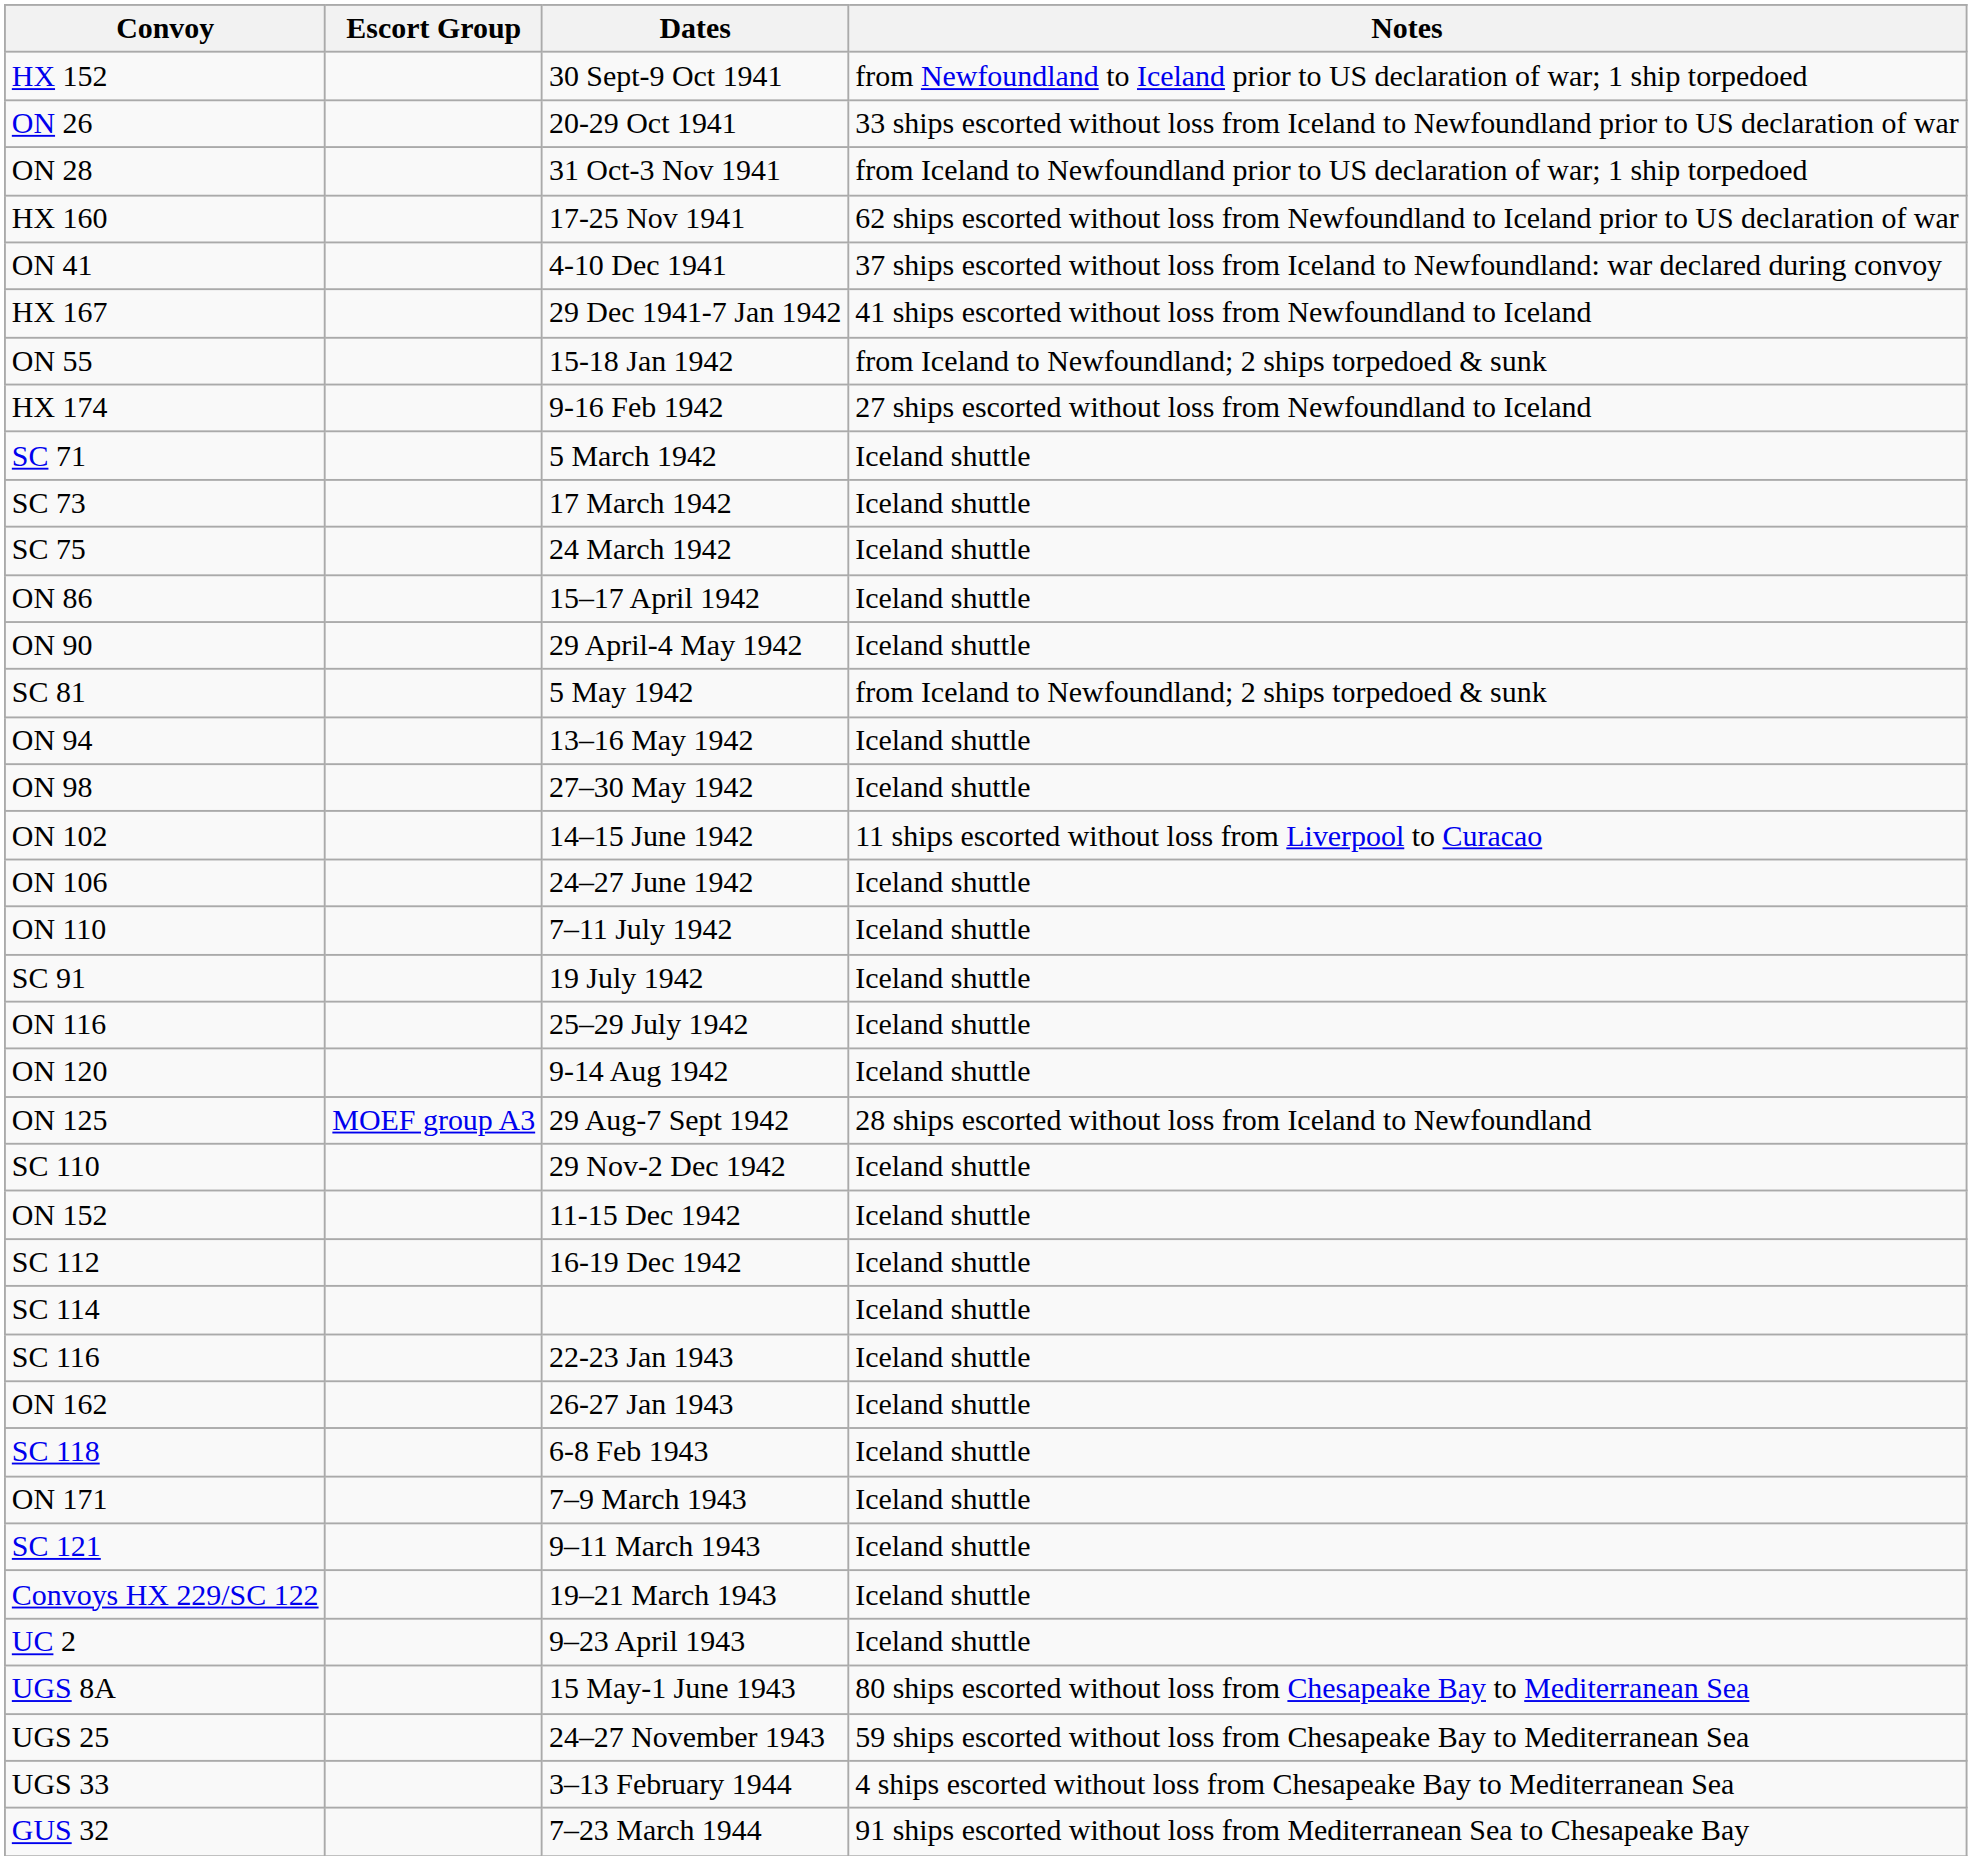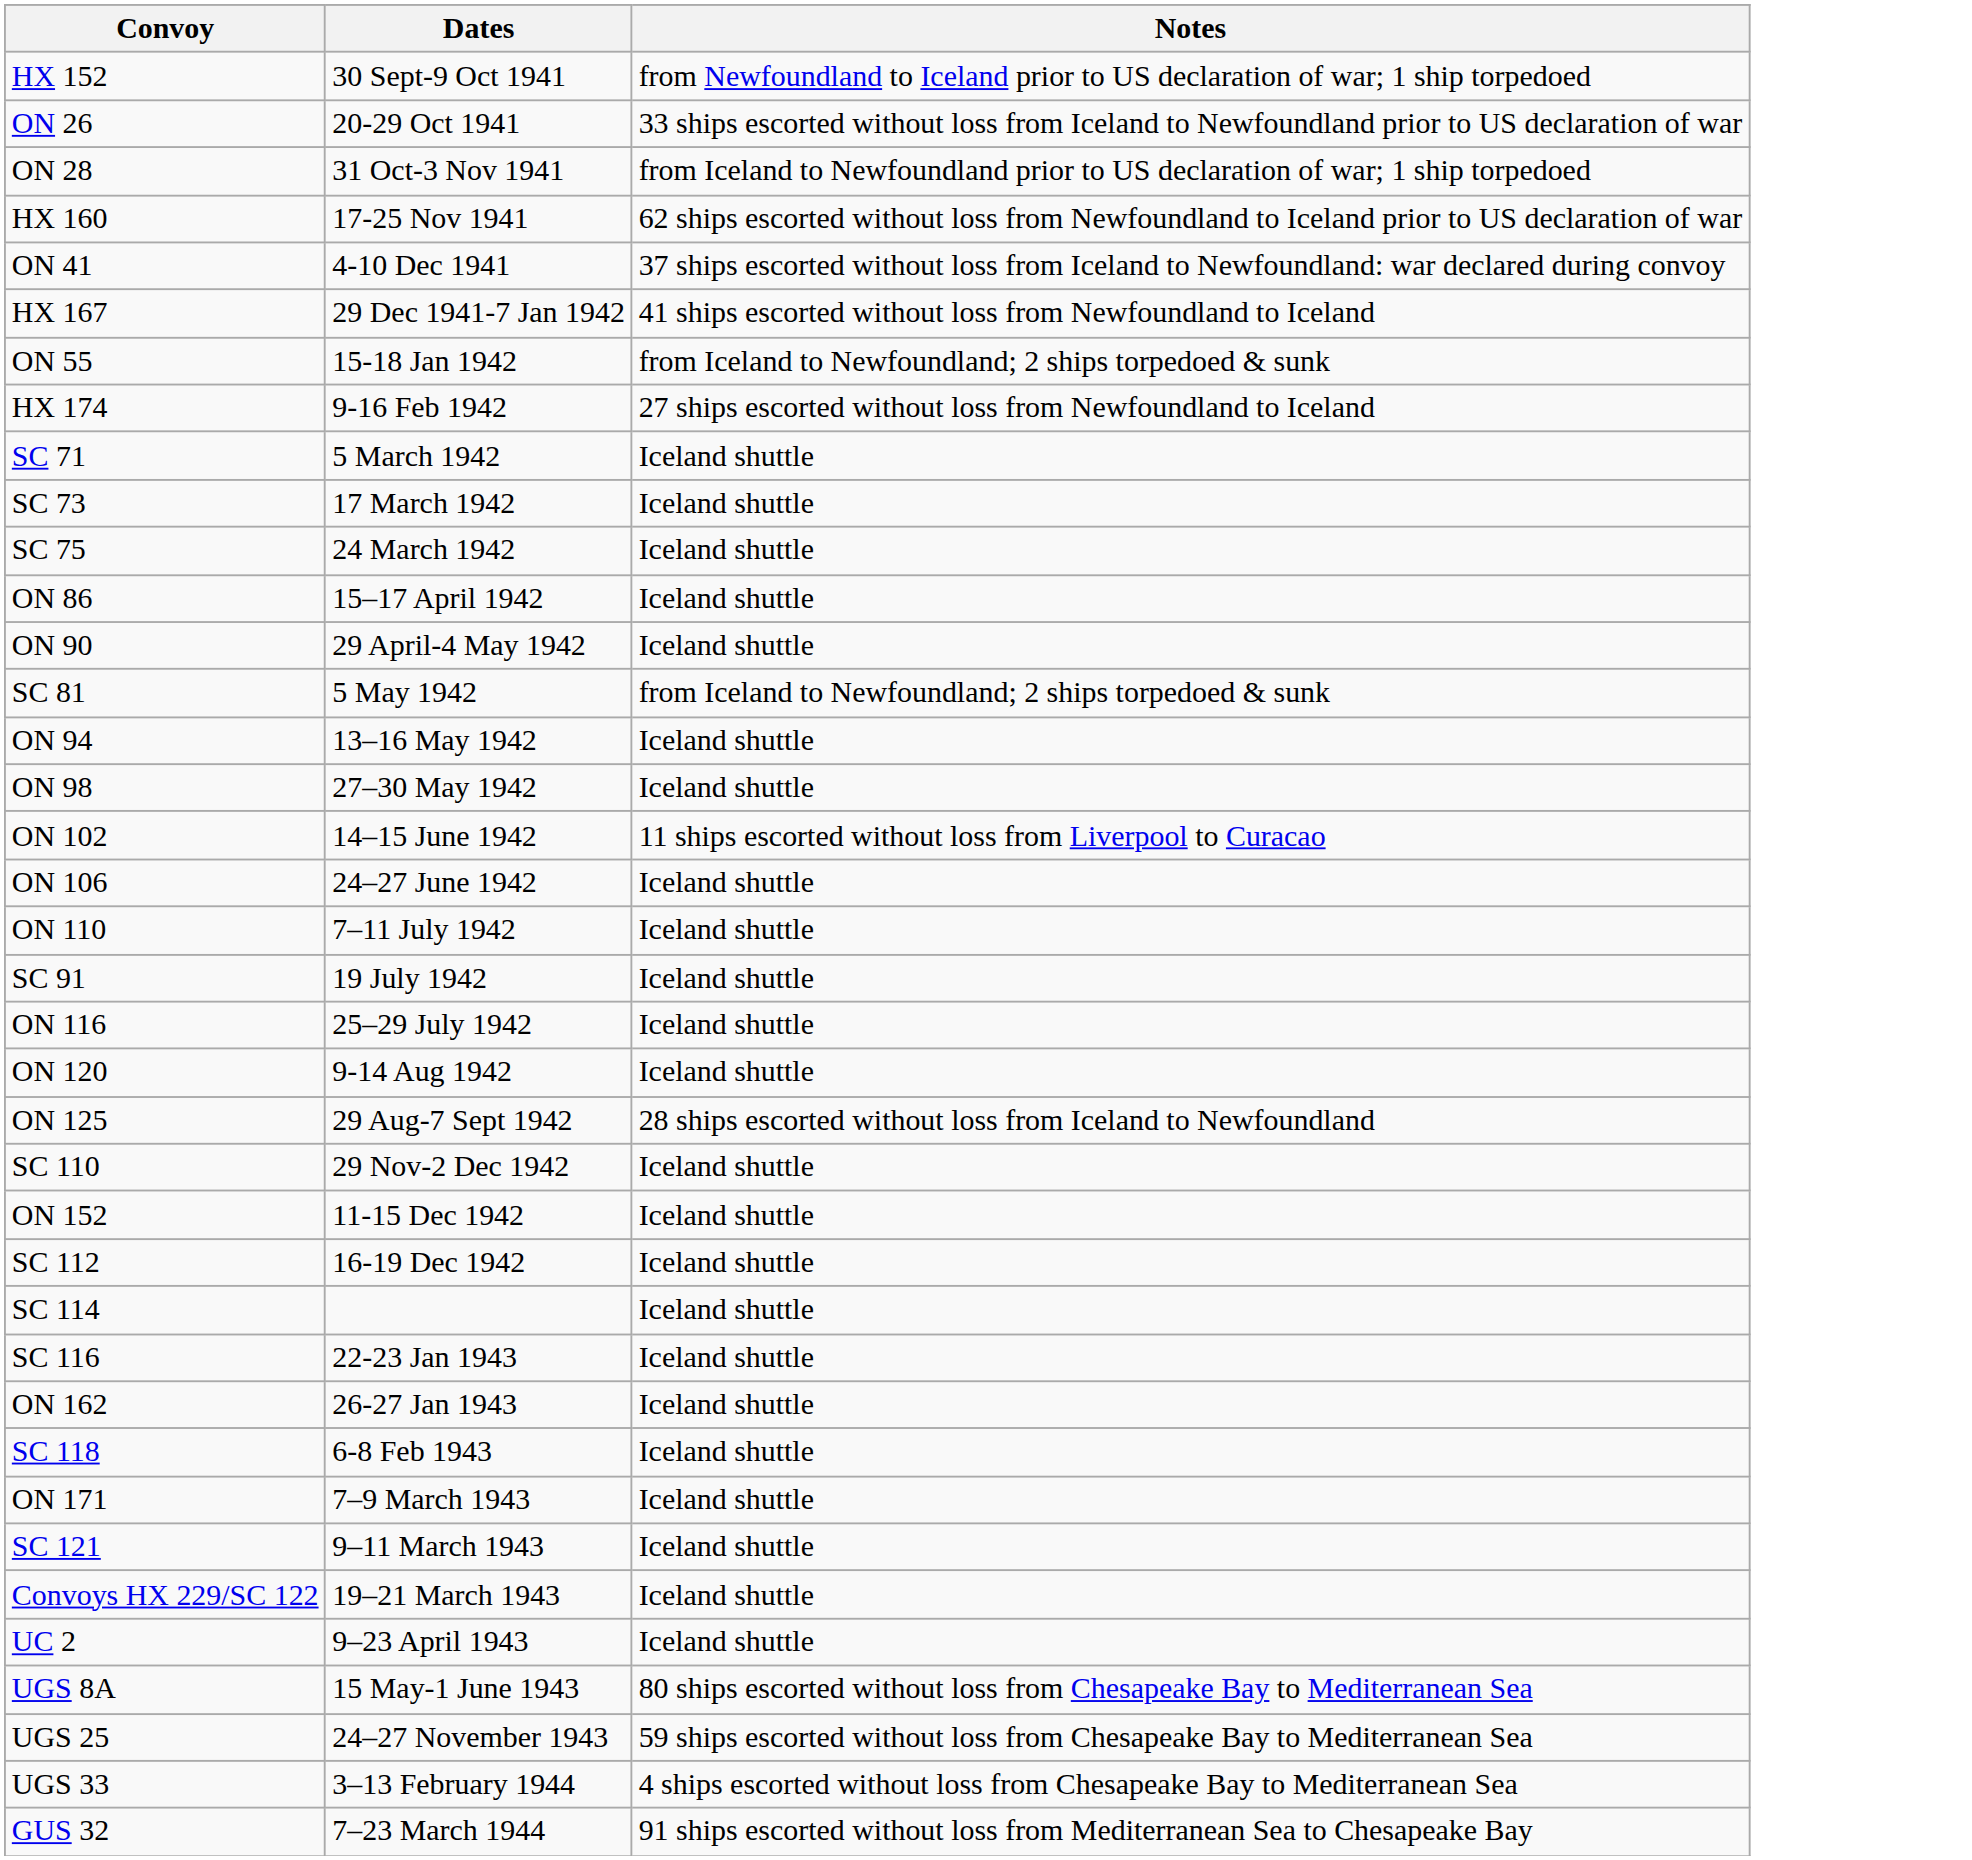- column: (434, 28)
